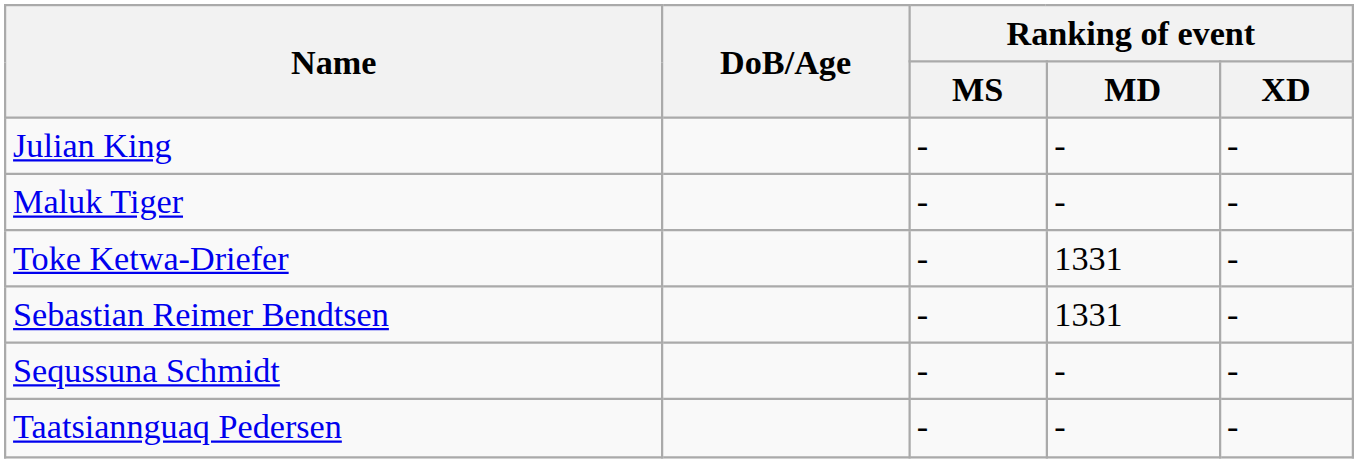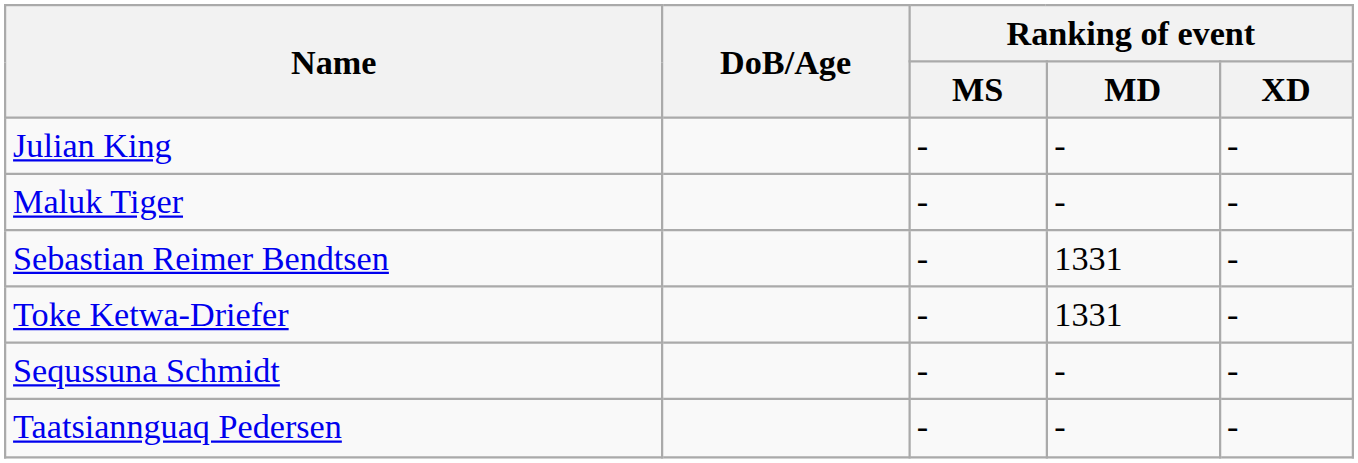rows swapped: (201, 314) <-> (151, 258)
